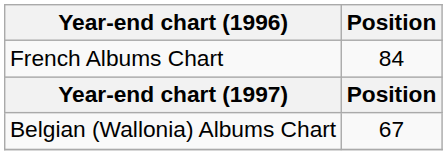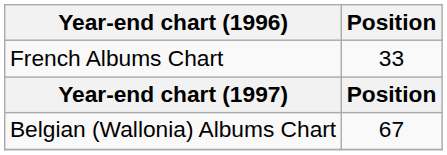(391, 58) 84 -> (391, 58) 33
